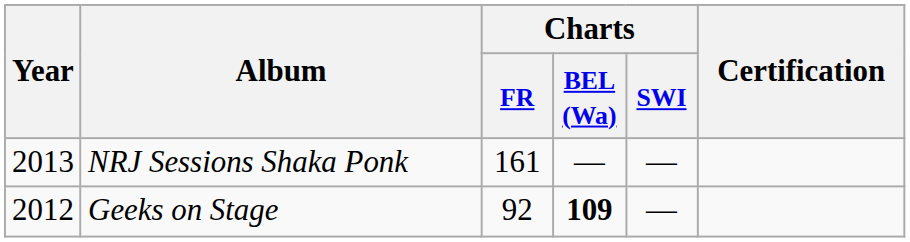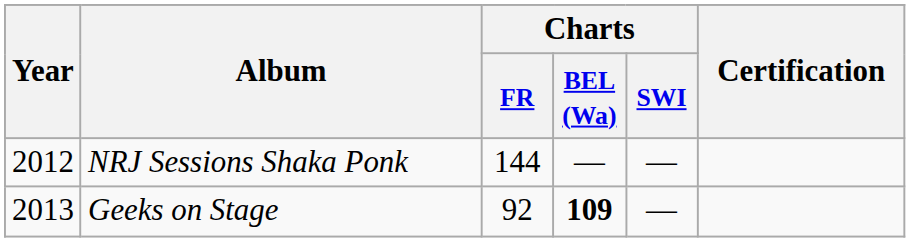(43, 161) 2013 -> (43, 161) 2012
(517, 161) 161 -> (517, 161) 144
(43, 210) 2012 -> (43, 210) 2013
